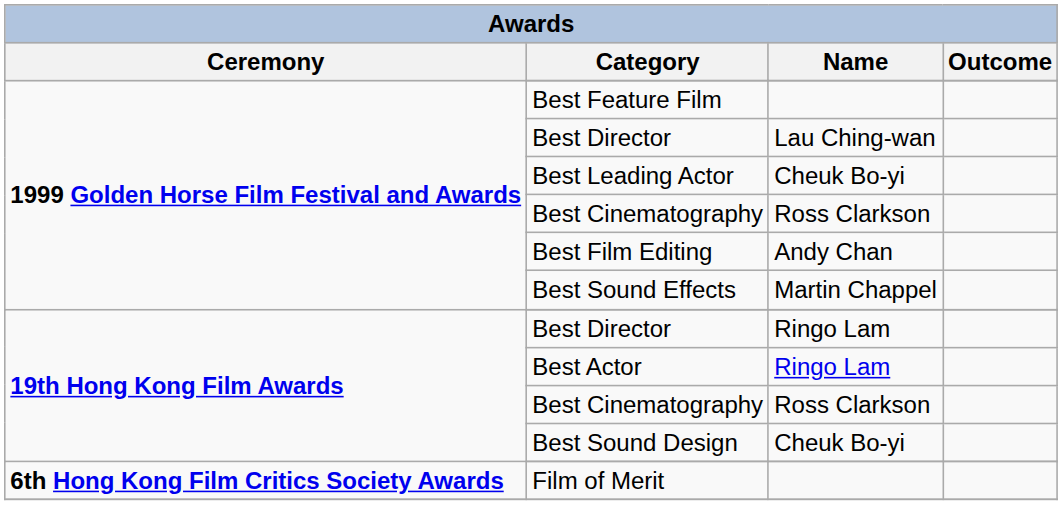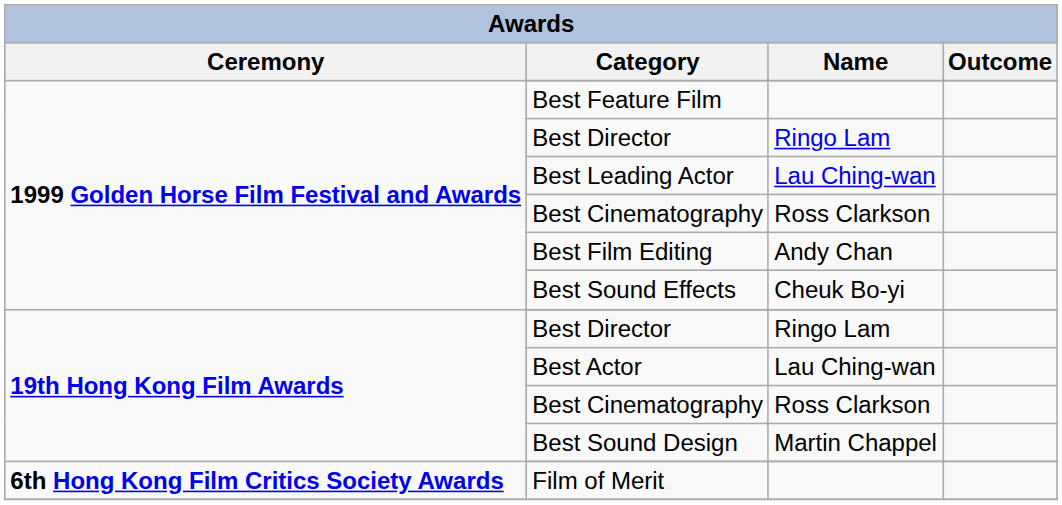(855, 138) Lau Ching-wan -> (832, 138) Ringo Lam
(840, 176) Cheuk Bo-yi -> (855, 176) Lau Ching-wan
(856, 290) Martin Chappel -> (840, 290) Cheuk Bo-yi
(832, 366) Ringo Lam -> (855, 366) Lau Ching-wan
(840, 442) Cheuk Bo-yi -> (856, 442) Martin Chappel
